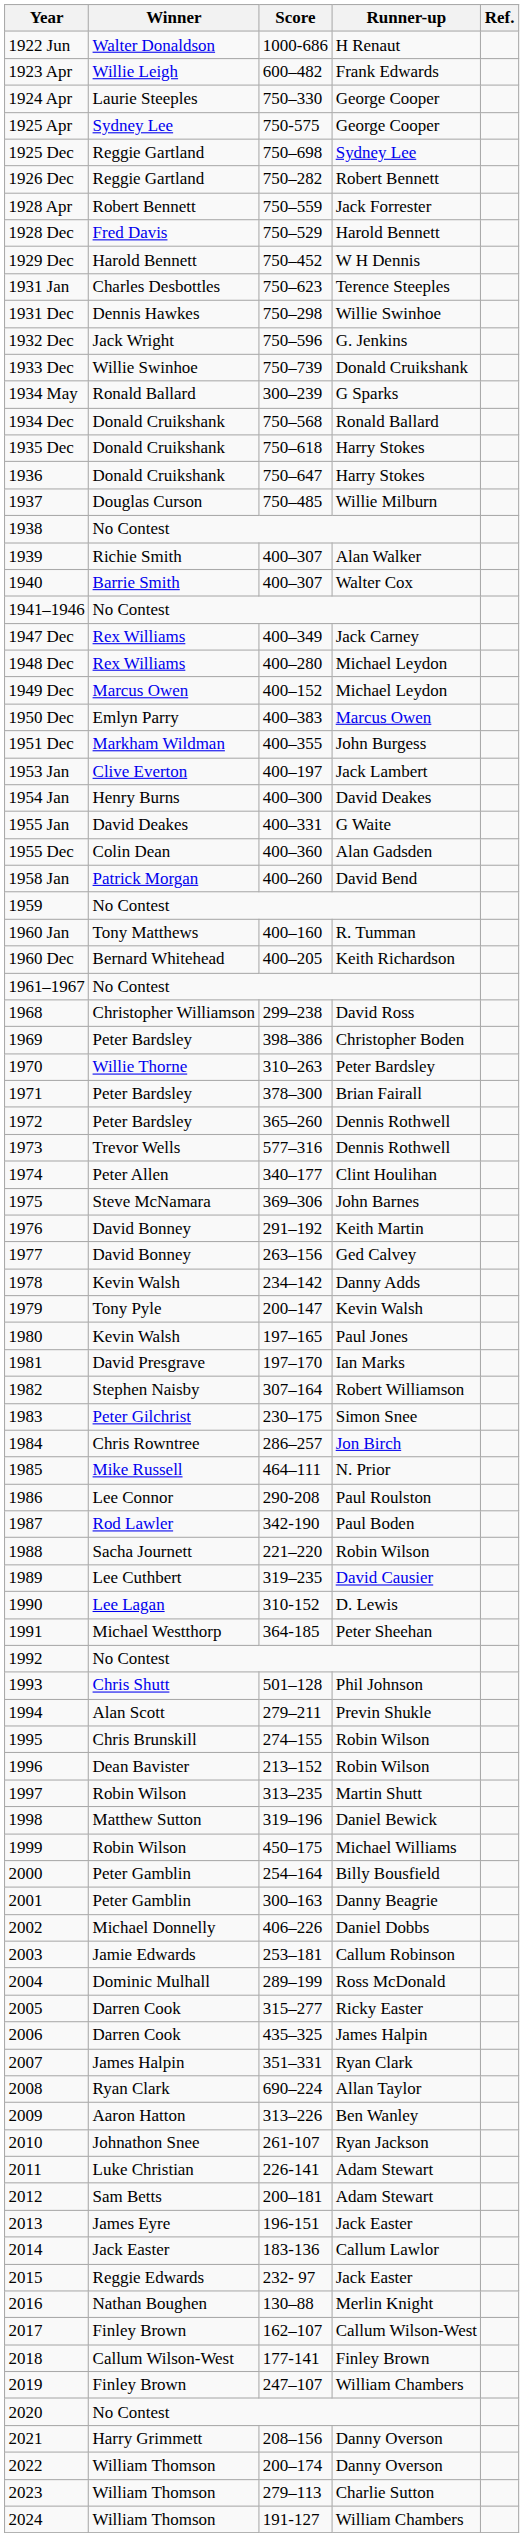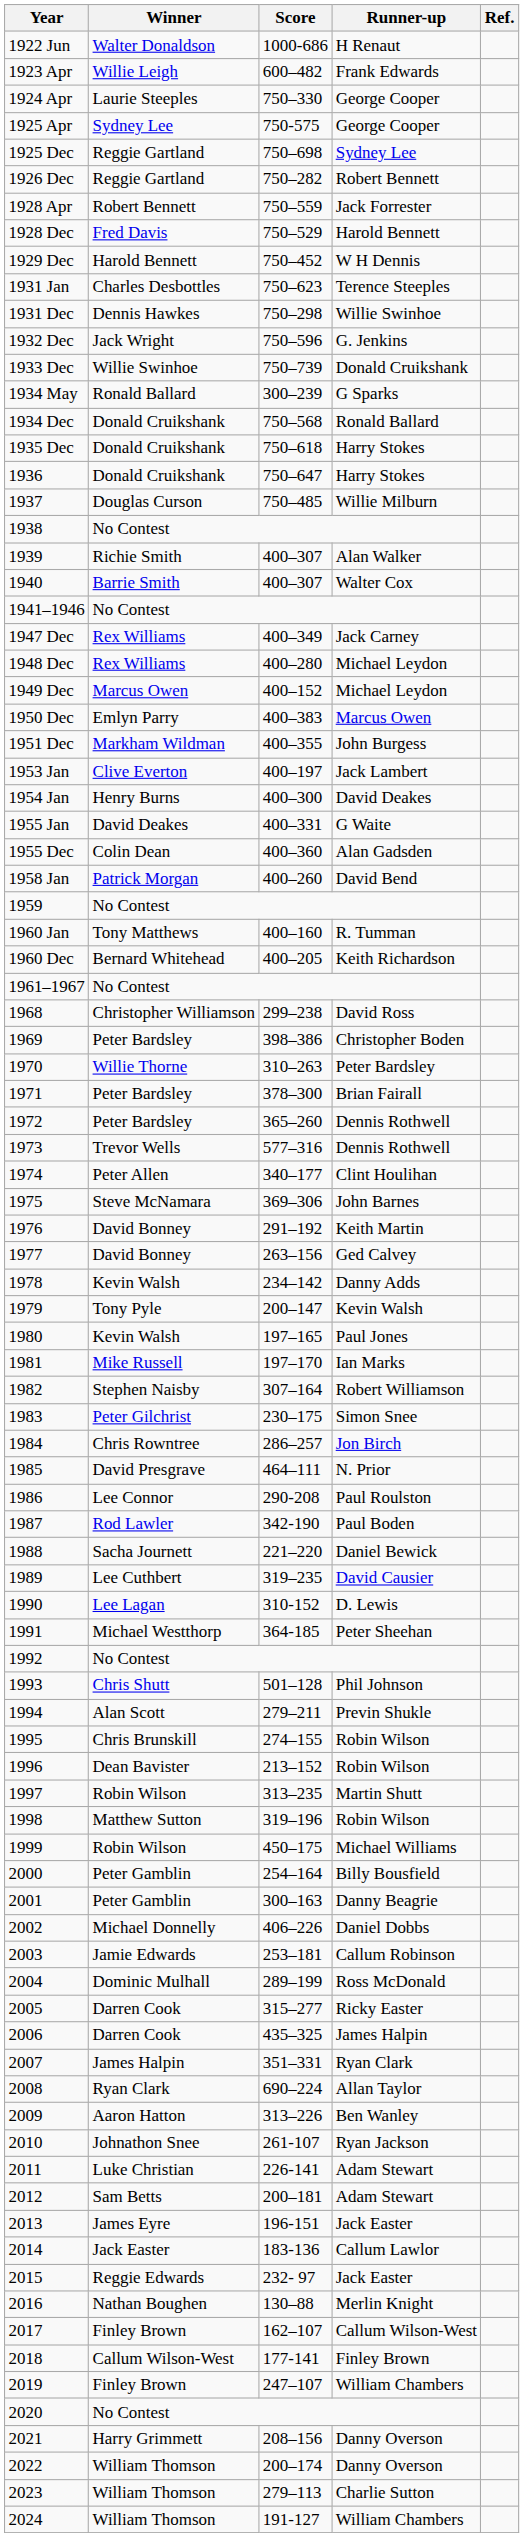(149, 1362) David Presgrave -> (138, 1362) Mike Russell
(138, 1470) Mike Russell -> (149, 1470) David Presgrave
(383, 1551) Robin Wilson -> (386, 1551) Daniel Bewick
(386, 1820) Daniel Bewick -> (383, 1820) Robin Wilson
